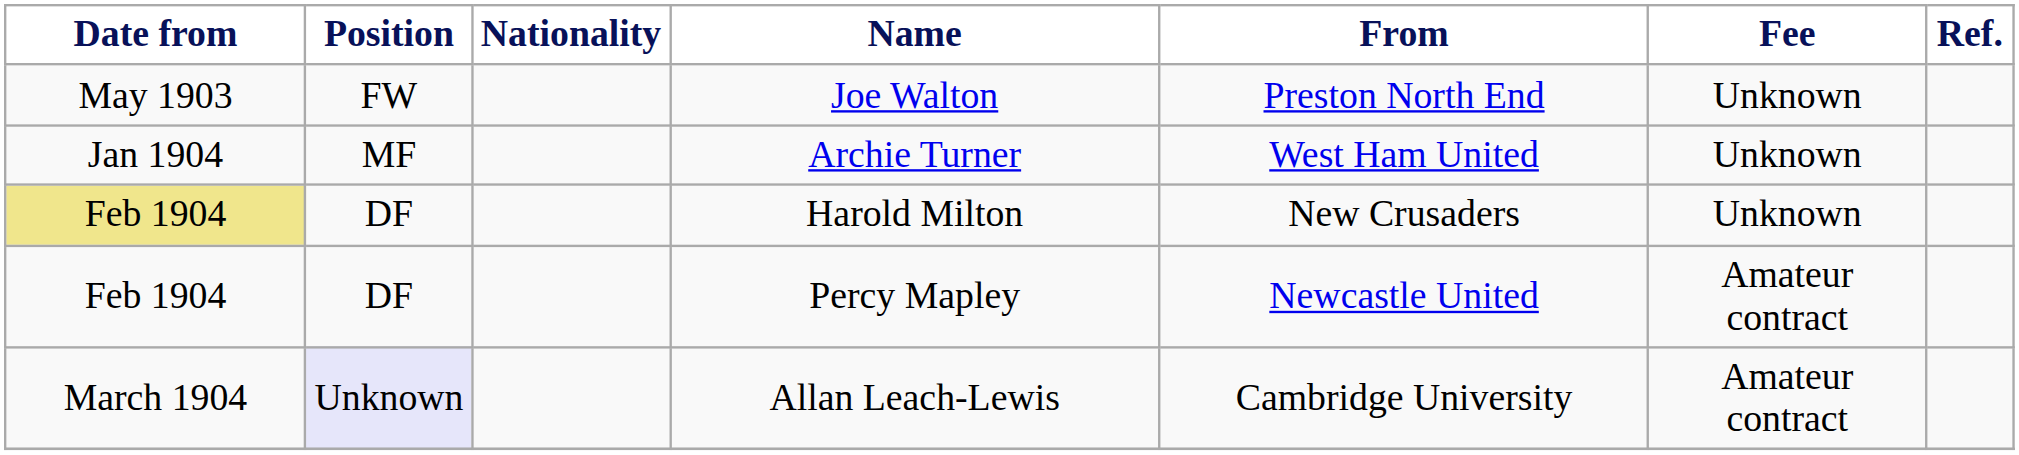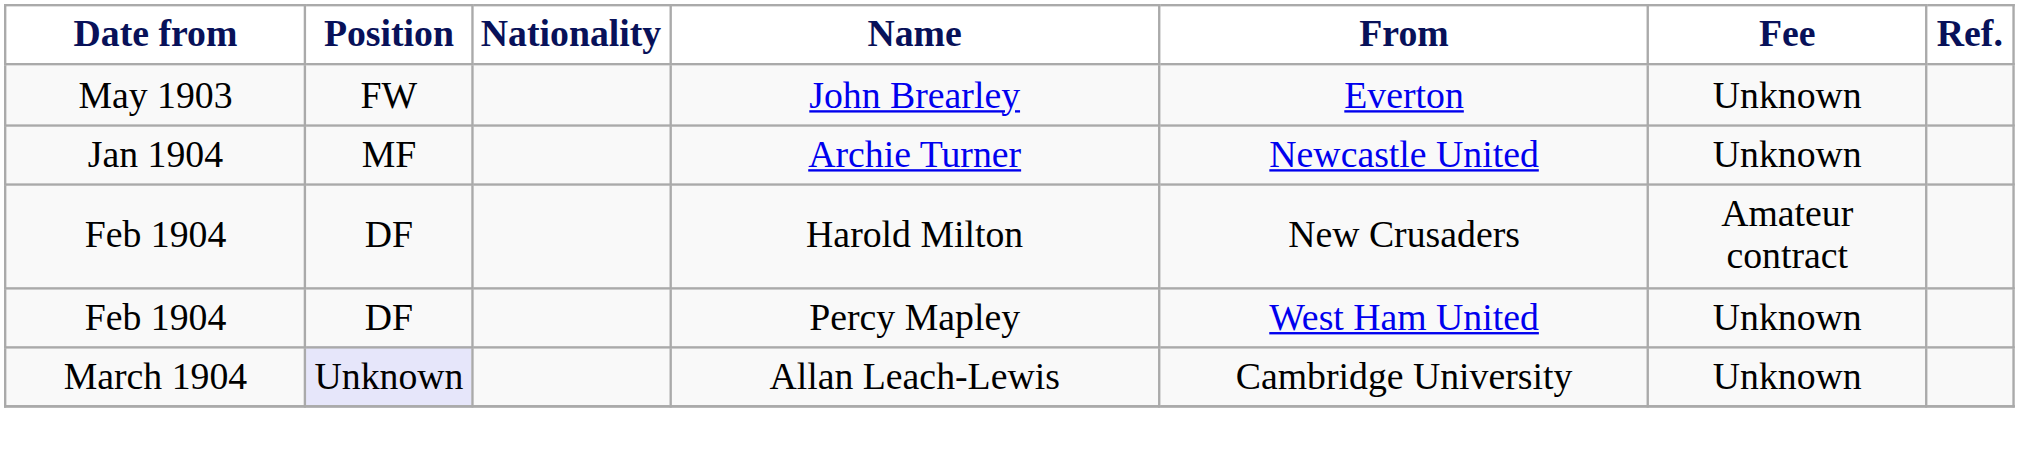+ row: (915, 94)
- row: (915, 94)
(1404, 154) West Ham United -> (1404, 154) Newcastle United
(155, 214) khaki background -> (155, 235) no background
(1787, 214) Unknown -> (1787, 235) Amateur contract
(1404, 295) Newcastle United -> (1404, 316) West Ham United
(1787, 295) Amateur contract -> (1787, 316) Unknown
(1787, 397) Amateur contract -> (1787, 376) Unknown
